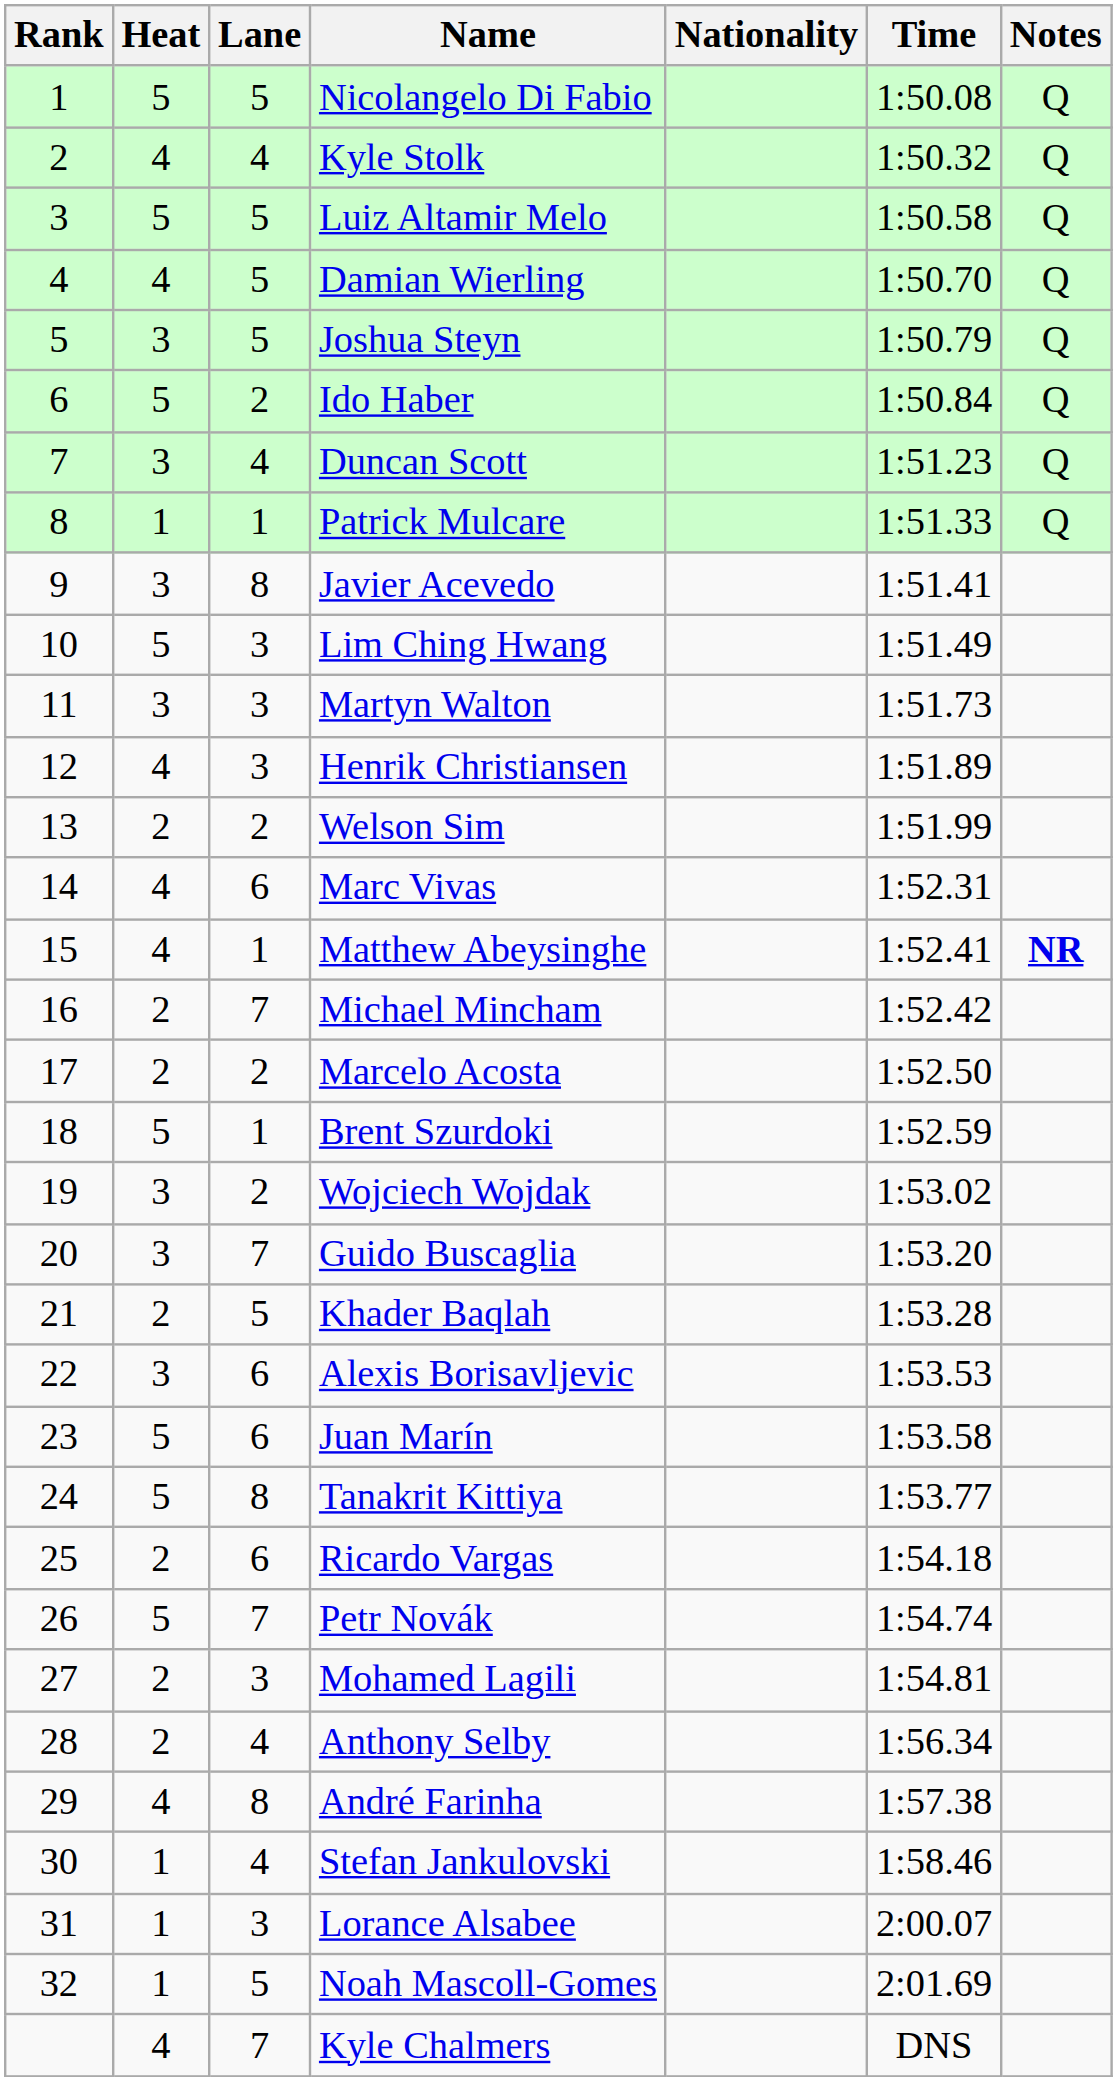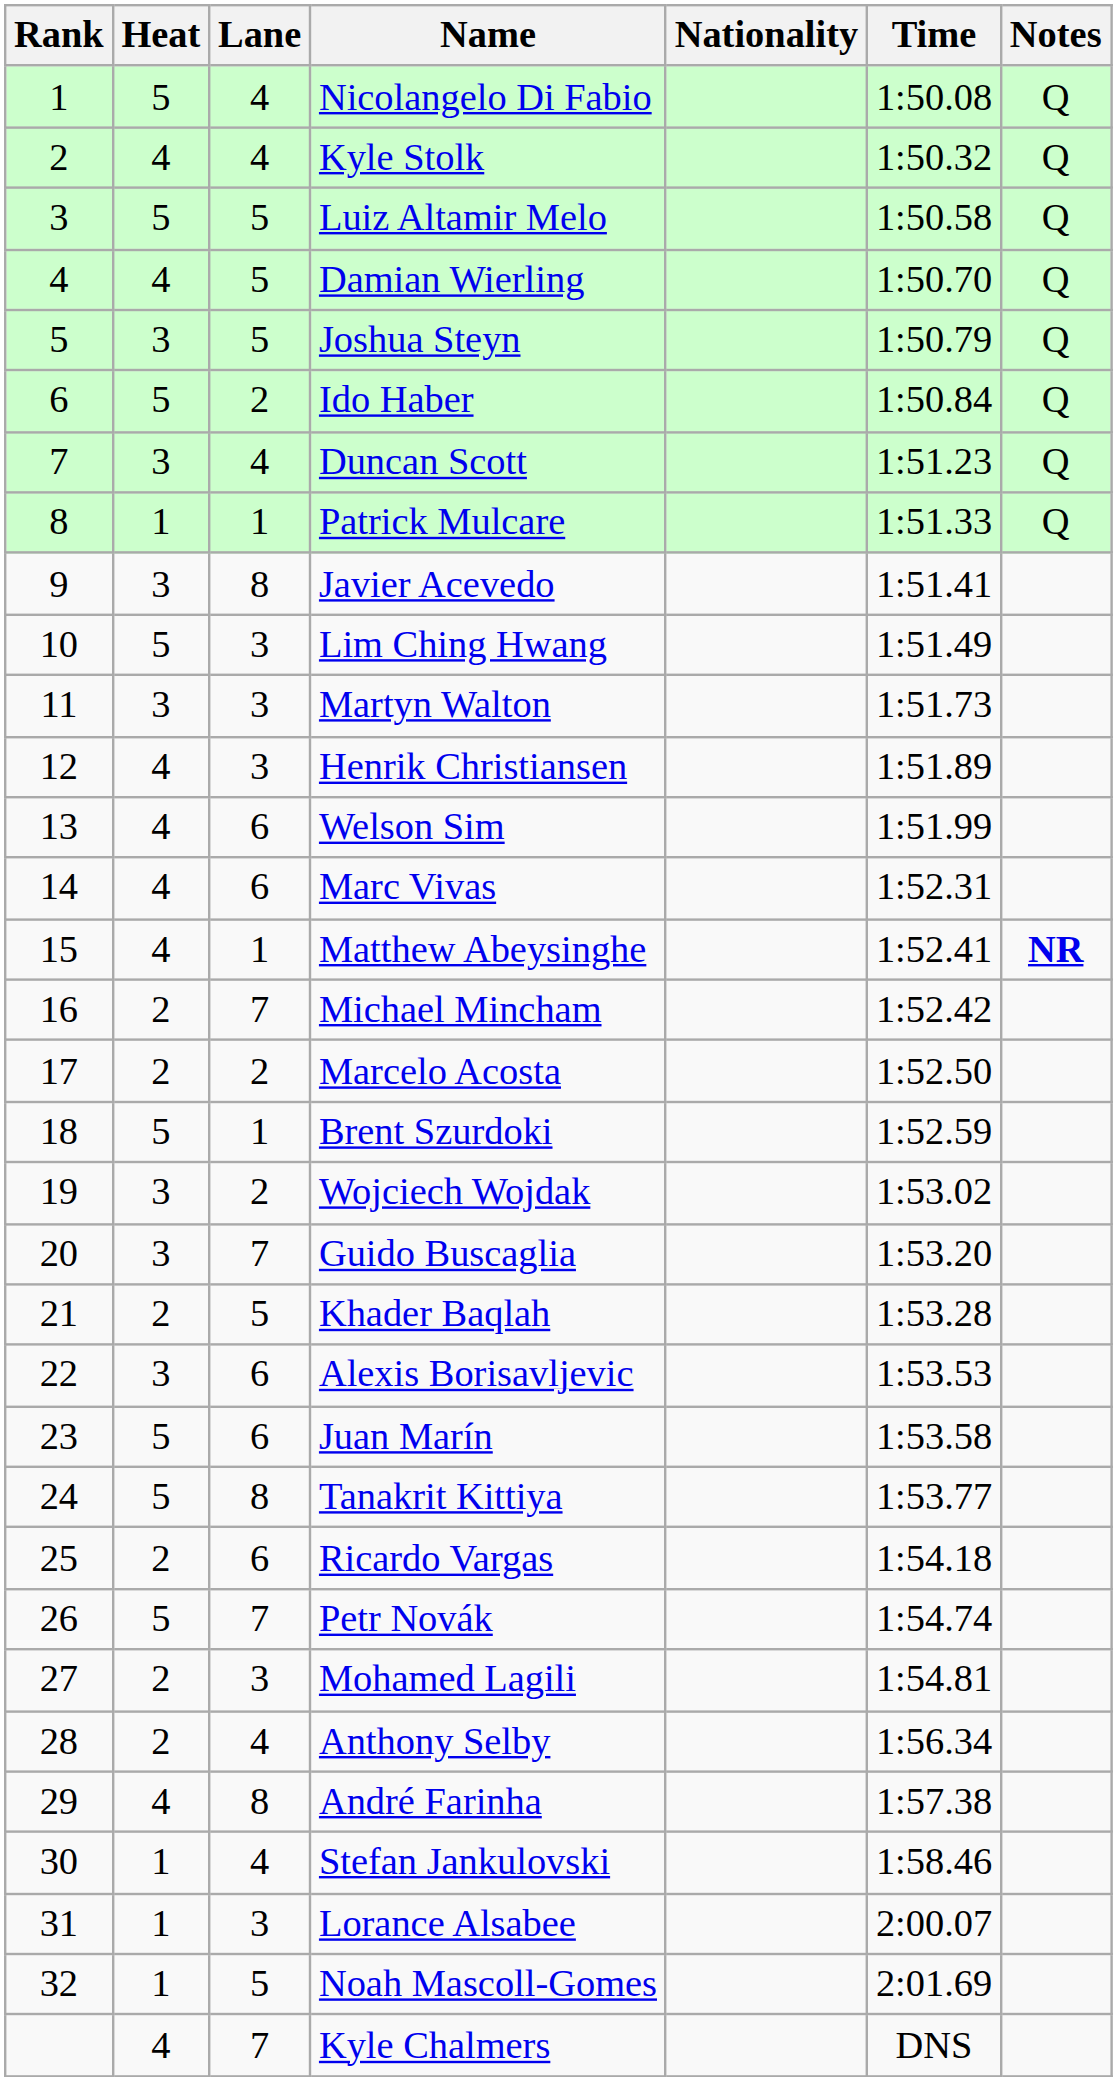(260, 95) 5 -> (260, 95) 4
(161, 826) 2 -> (161, 826) 4
(260, 826) 2 -> (260, 826) 6
